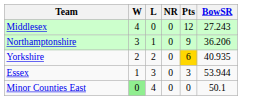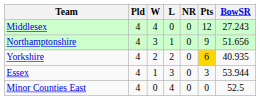+ column: (138, 12)
(217, 42) 36.206 -> (236, 42) 51.656
(137, 88) lightgreen background -> (155, 88) no background
(217, 88) 50.1 -> (236, 88) 52.5
